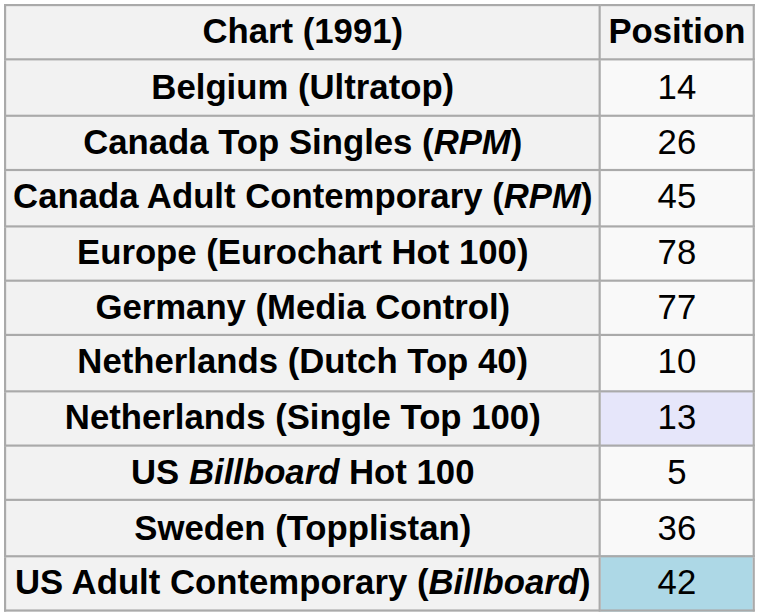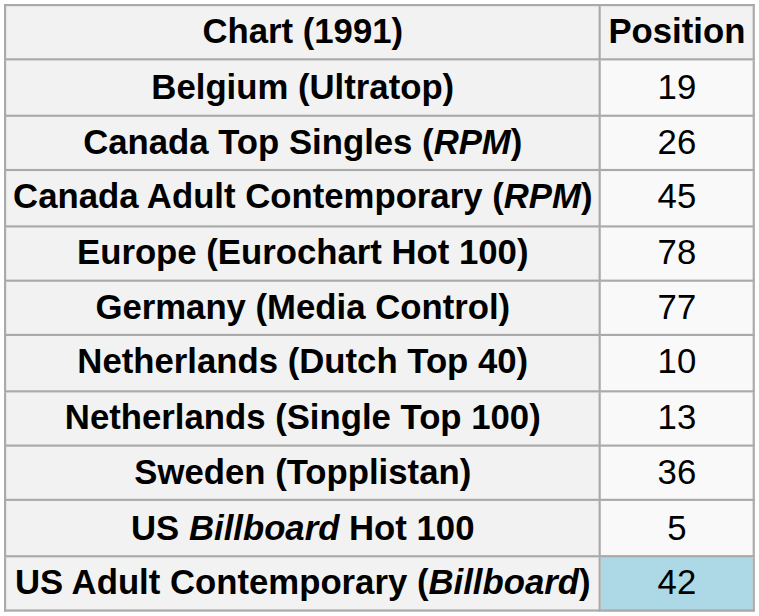(677, 87) 14 -> (677, 87) 19
(677, 417) lavender background -> (677, 417) no background
rows swapped: (303, 527) <-> (303, 472)
